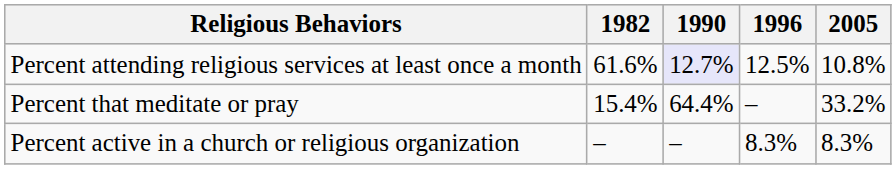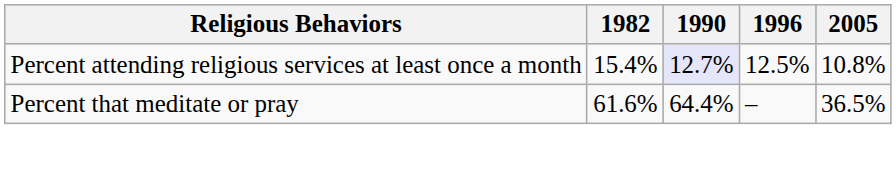(625, 63) 61.6% -> (625, 63) 15.4%
(625, 103) 15.4% -> (625, 103) 61.6%
(853, 103) 33.2% -> (853, 103) 36.5%
- row: (265, 143)
